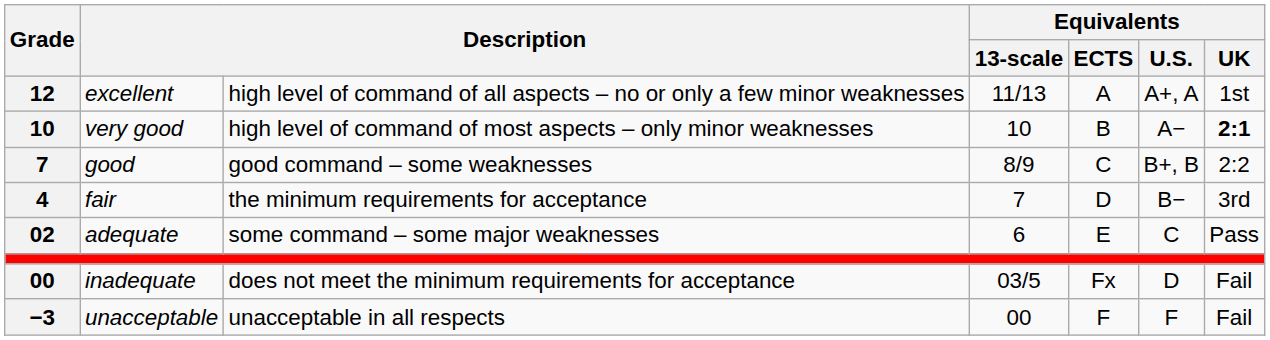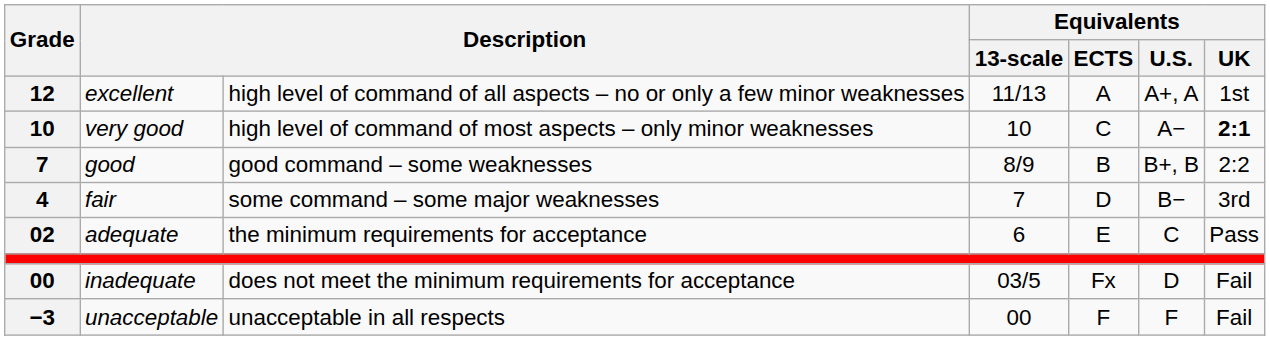(1103, 128) B -> (1103, 128) C
(1103, 164) C -> (1103, 164) B
(438, 199) the minimum requirements for acceptance -> (444, 199) some command – some major weaknesses
(444, 235) some command – some major weaknesses -> (438, 235) the minimum requirements for acceptance
